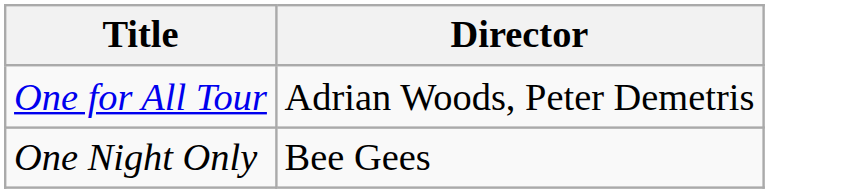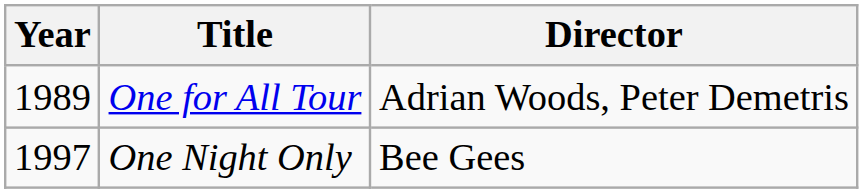+ column: (52, 34)
